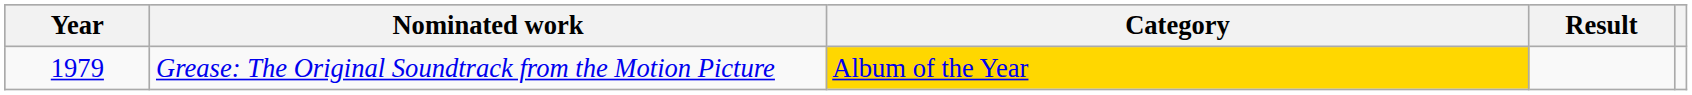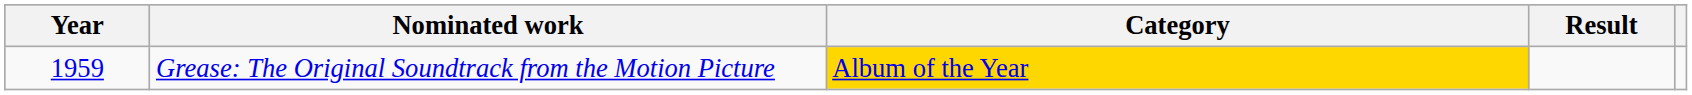(77, 67) 1979 -> (77, 67) 1959
